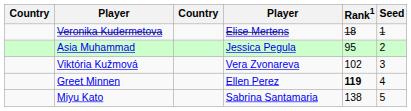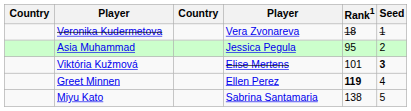(257, 32) Elise Mertens -> (263, 32) Vera Zvonareva
(263, 65) Vera Zvonareva -> (257, 65) Elise Mertens
(353, 65) 102 -> (353, 65) 101
(382, 65) normal -> (382, 65) bold
